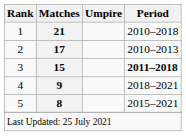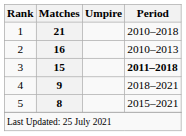(59, 49) 17 -> (59, 49) 16
